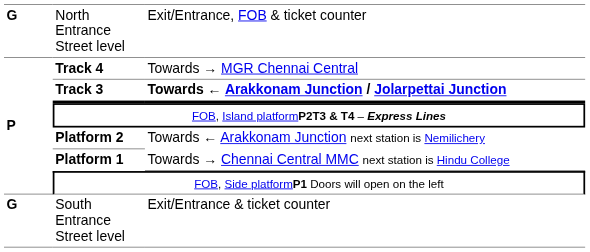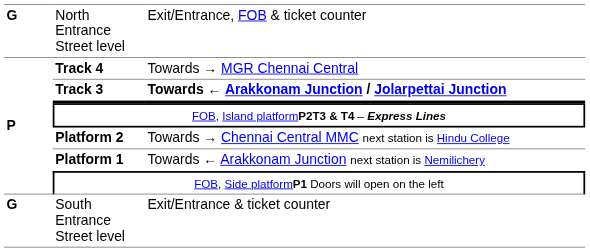(316, 138) Towards ← Arakkonam Junction next station is Nemilichery -> (329, 138) Towards → Chennai Central MMC next station is Hindu College
(329, 159) Towards → Chennai Central MMC next station is Hindu College -> (316, 159) Towards ← Arakkonam Junction next station is Nemilichery
